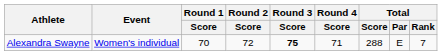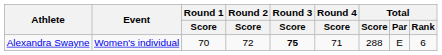(423, 43) 7 -> (423, 43) 6
